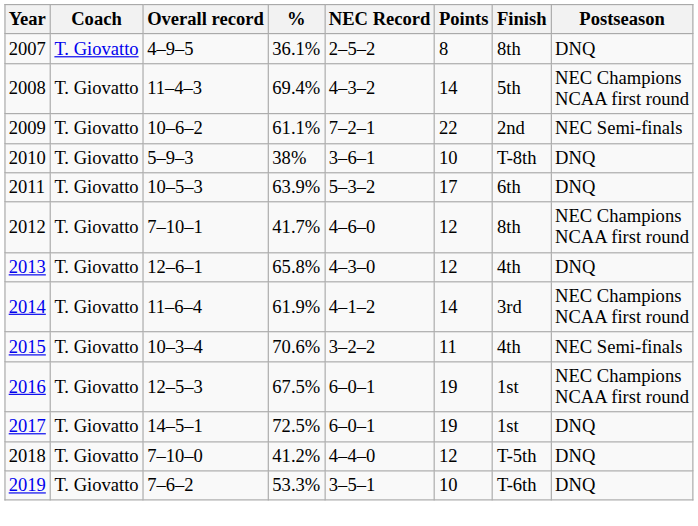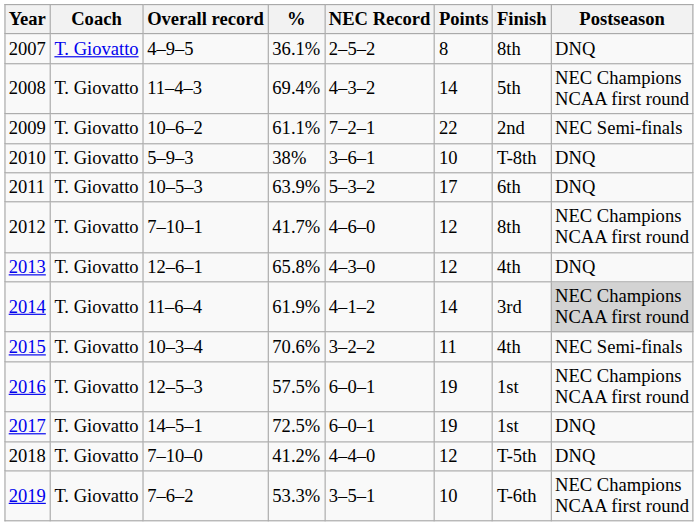(622, 306) no background -> (622, 306) lightgrey background
(296, 386) 67.5% -> (296, 386) 57.5%
(575, 485) DNQ -> (622, 495) NEC Champions NCAA first round
